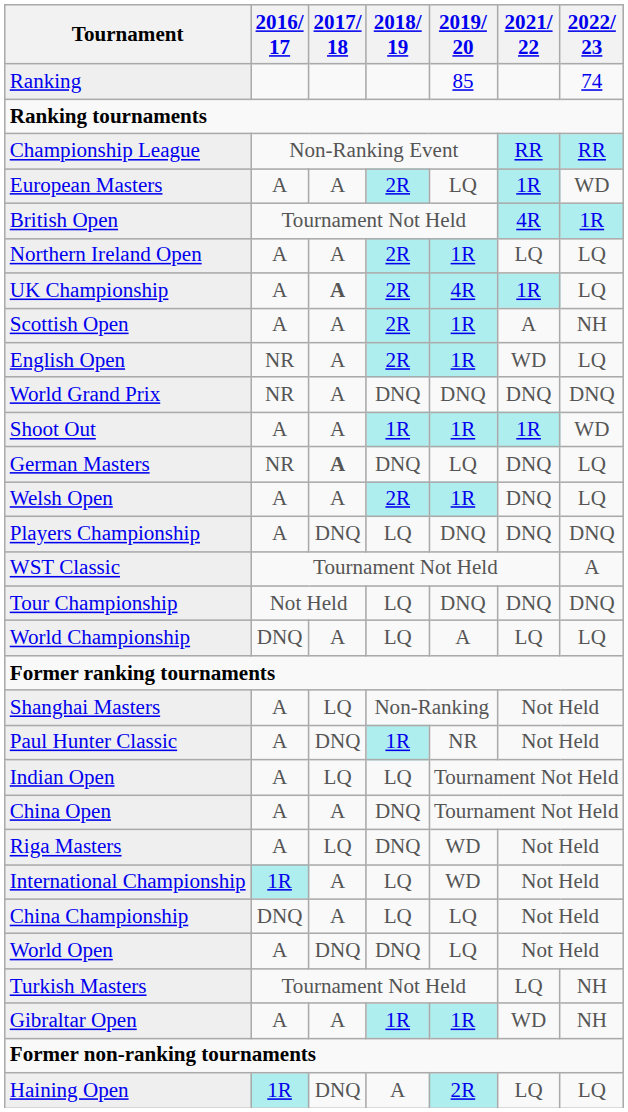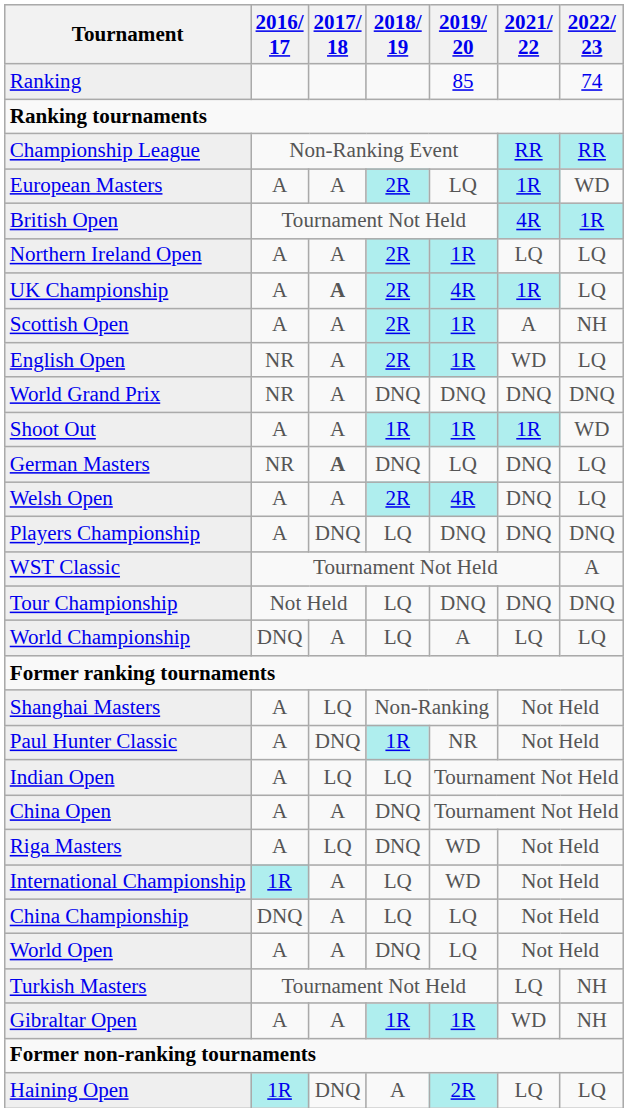(463, 498) 1R -> (463, 498) 4R
(338, 950) DNQ -> (338, 950) A
